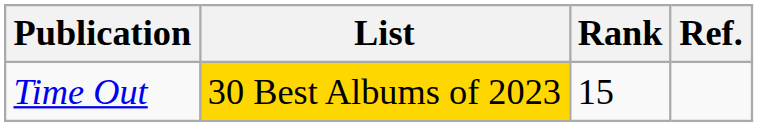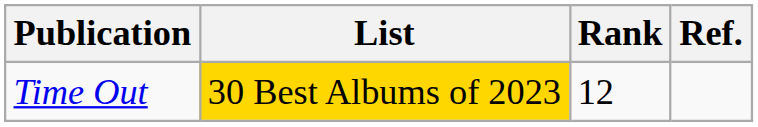(596, 90) 15 -> (596, 90) 12
